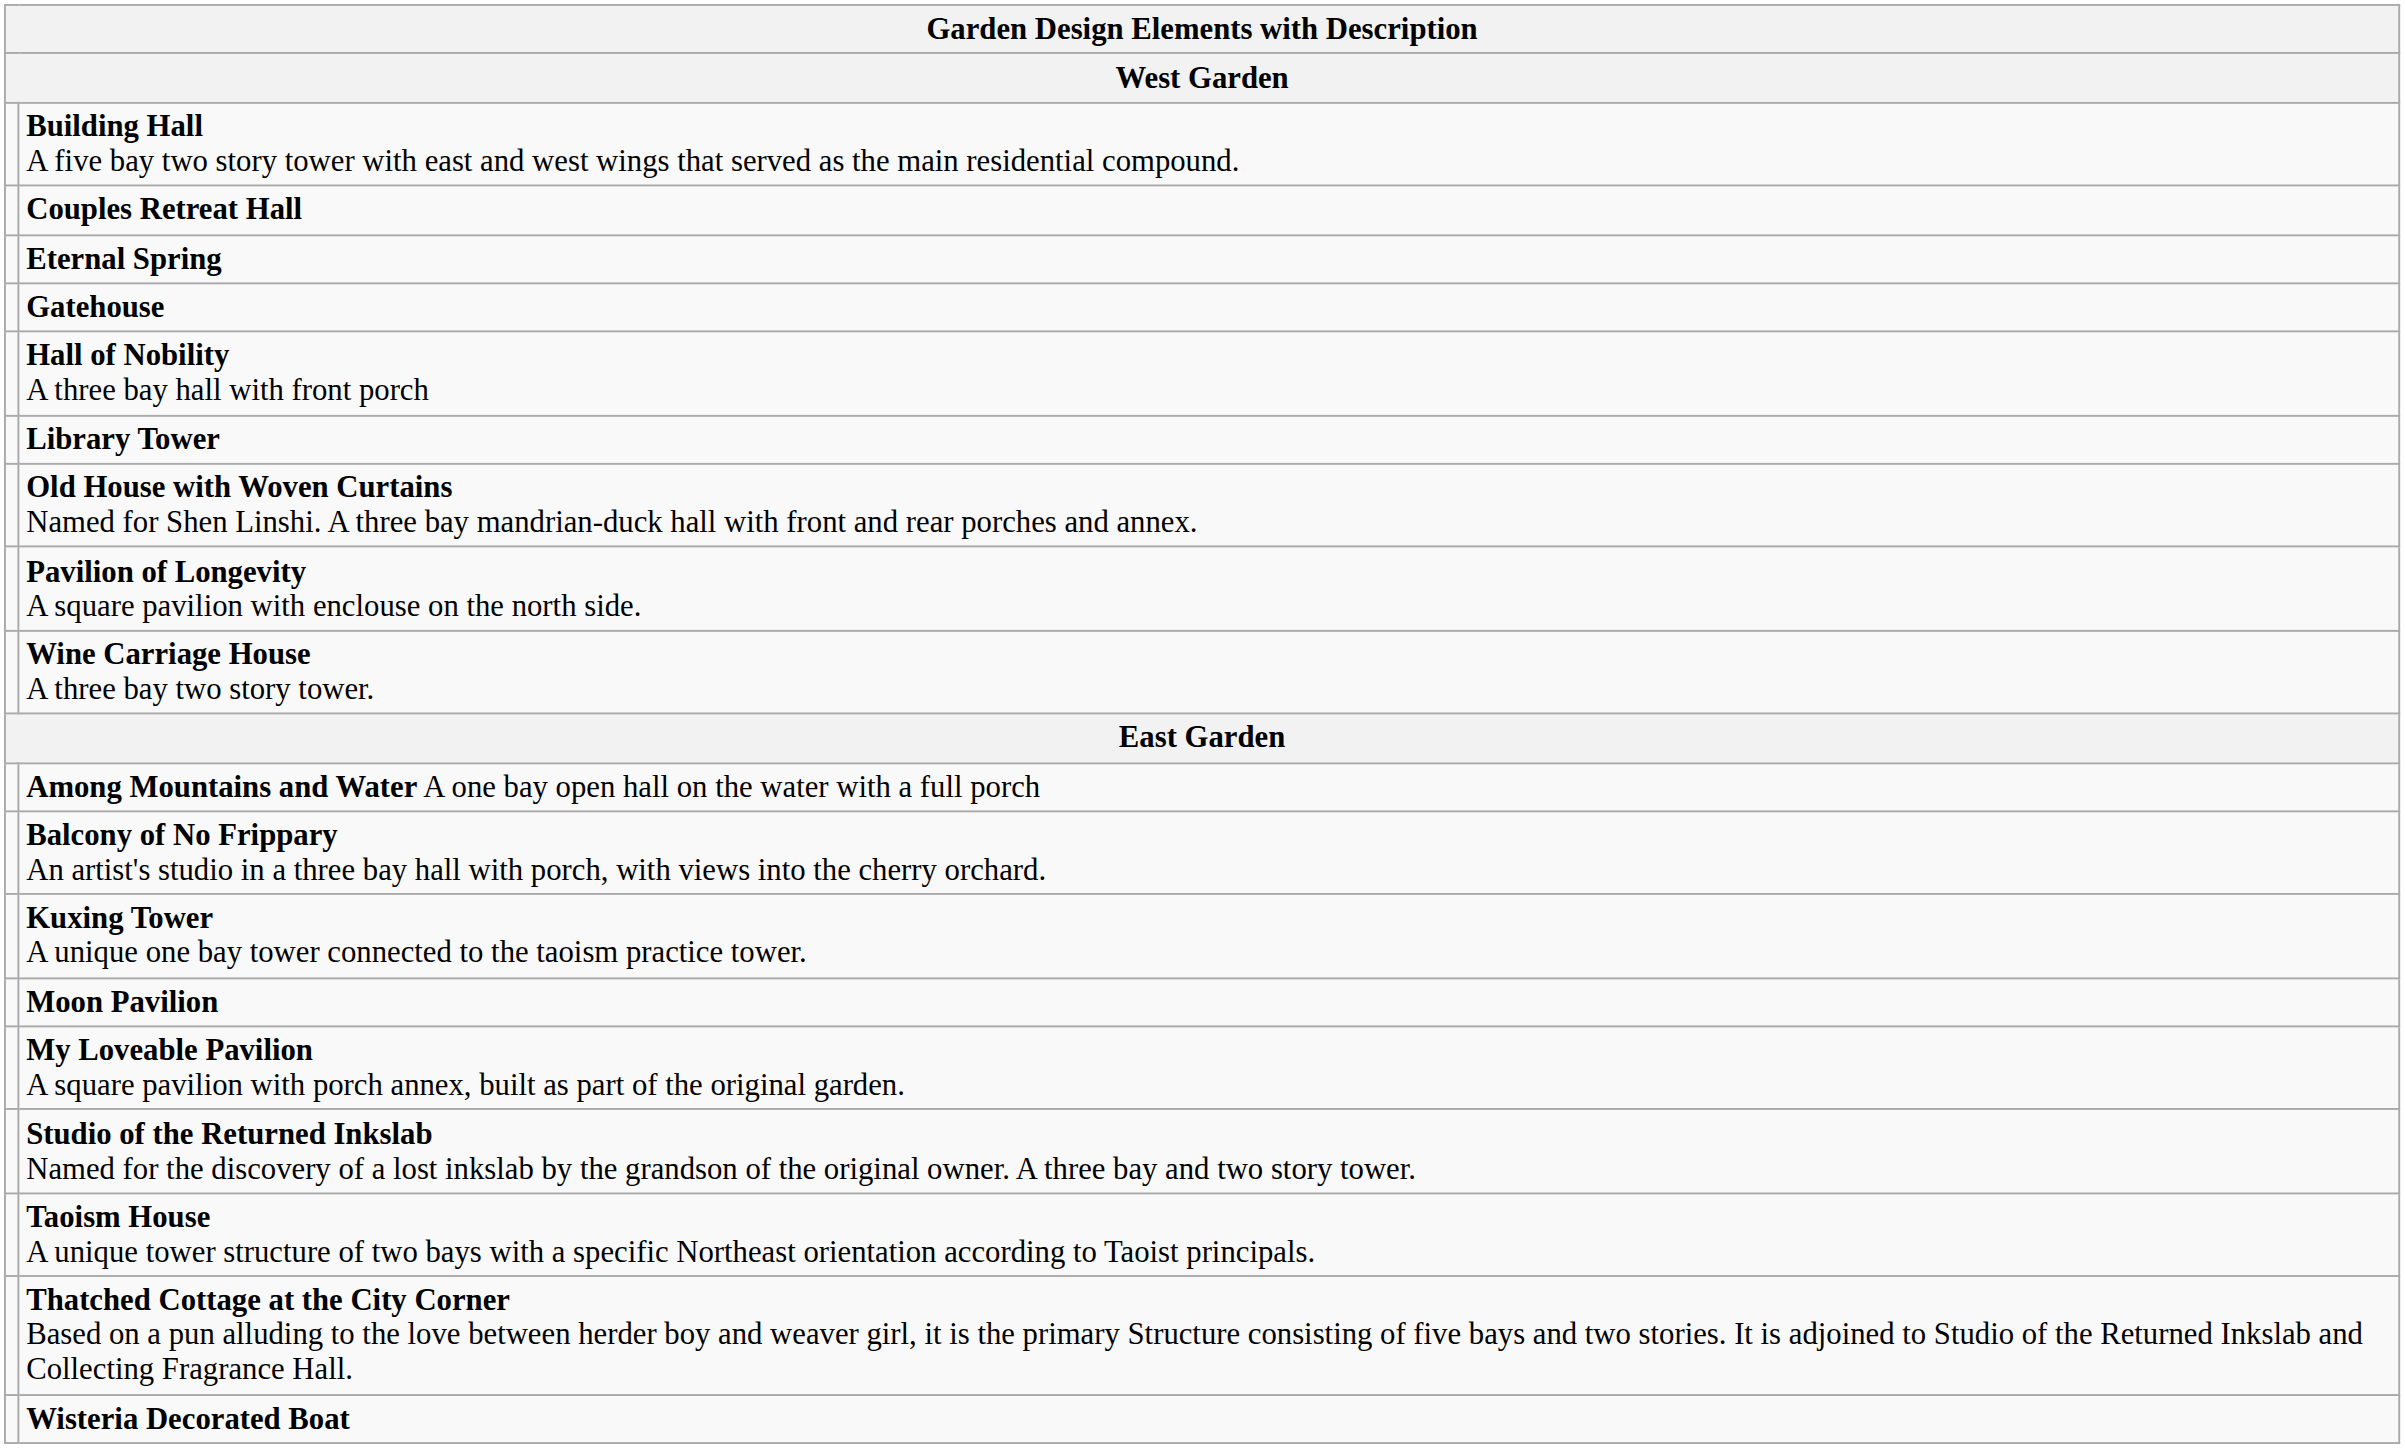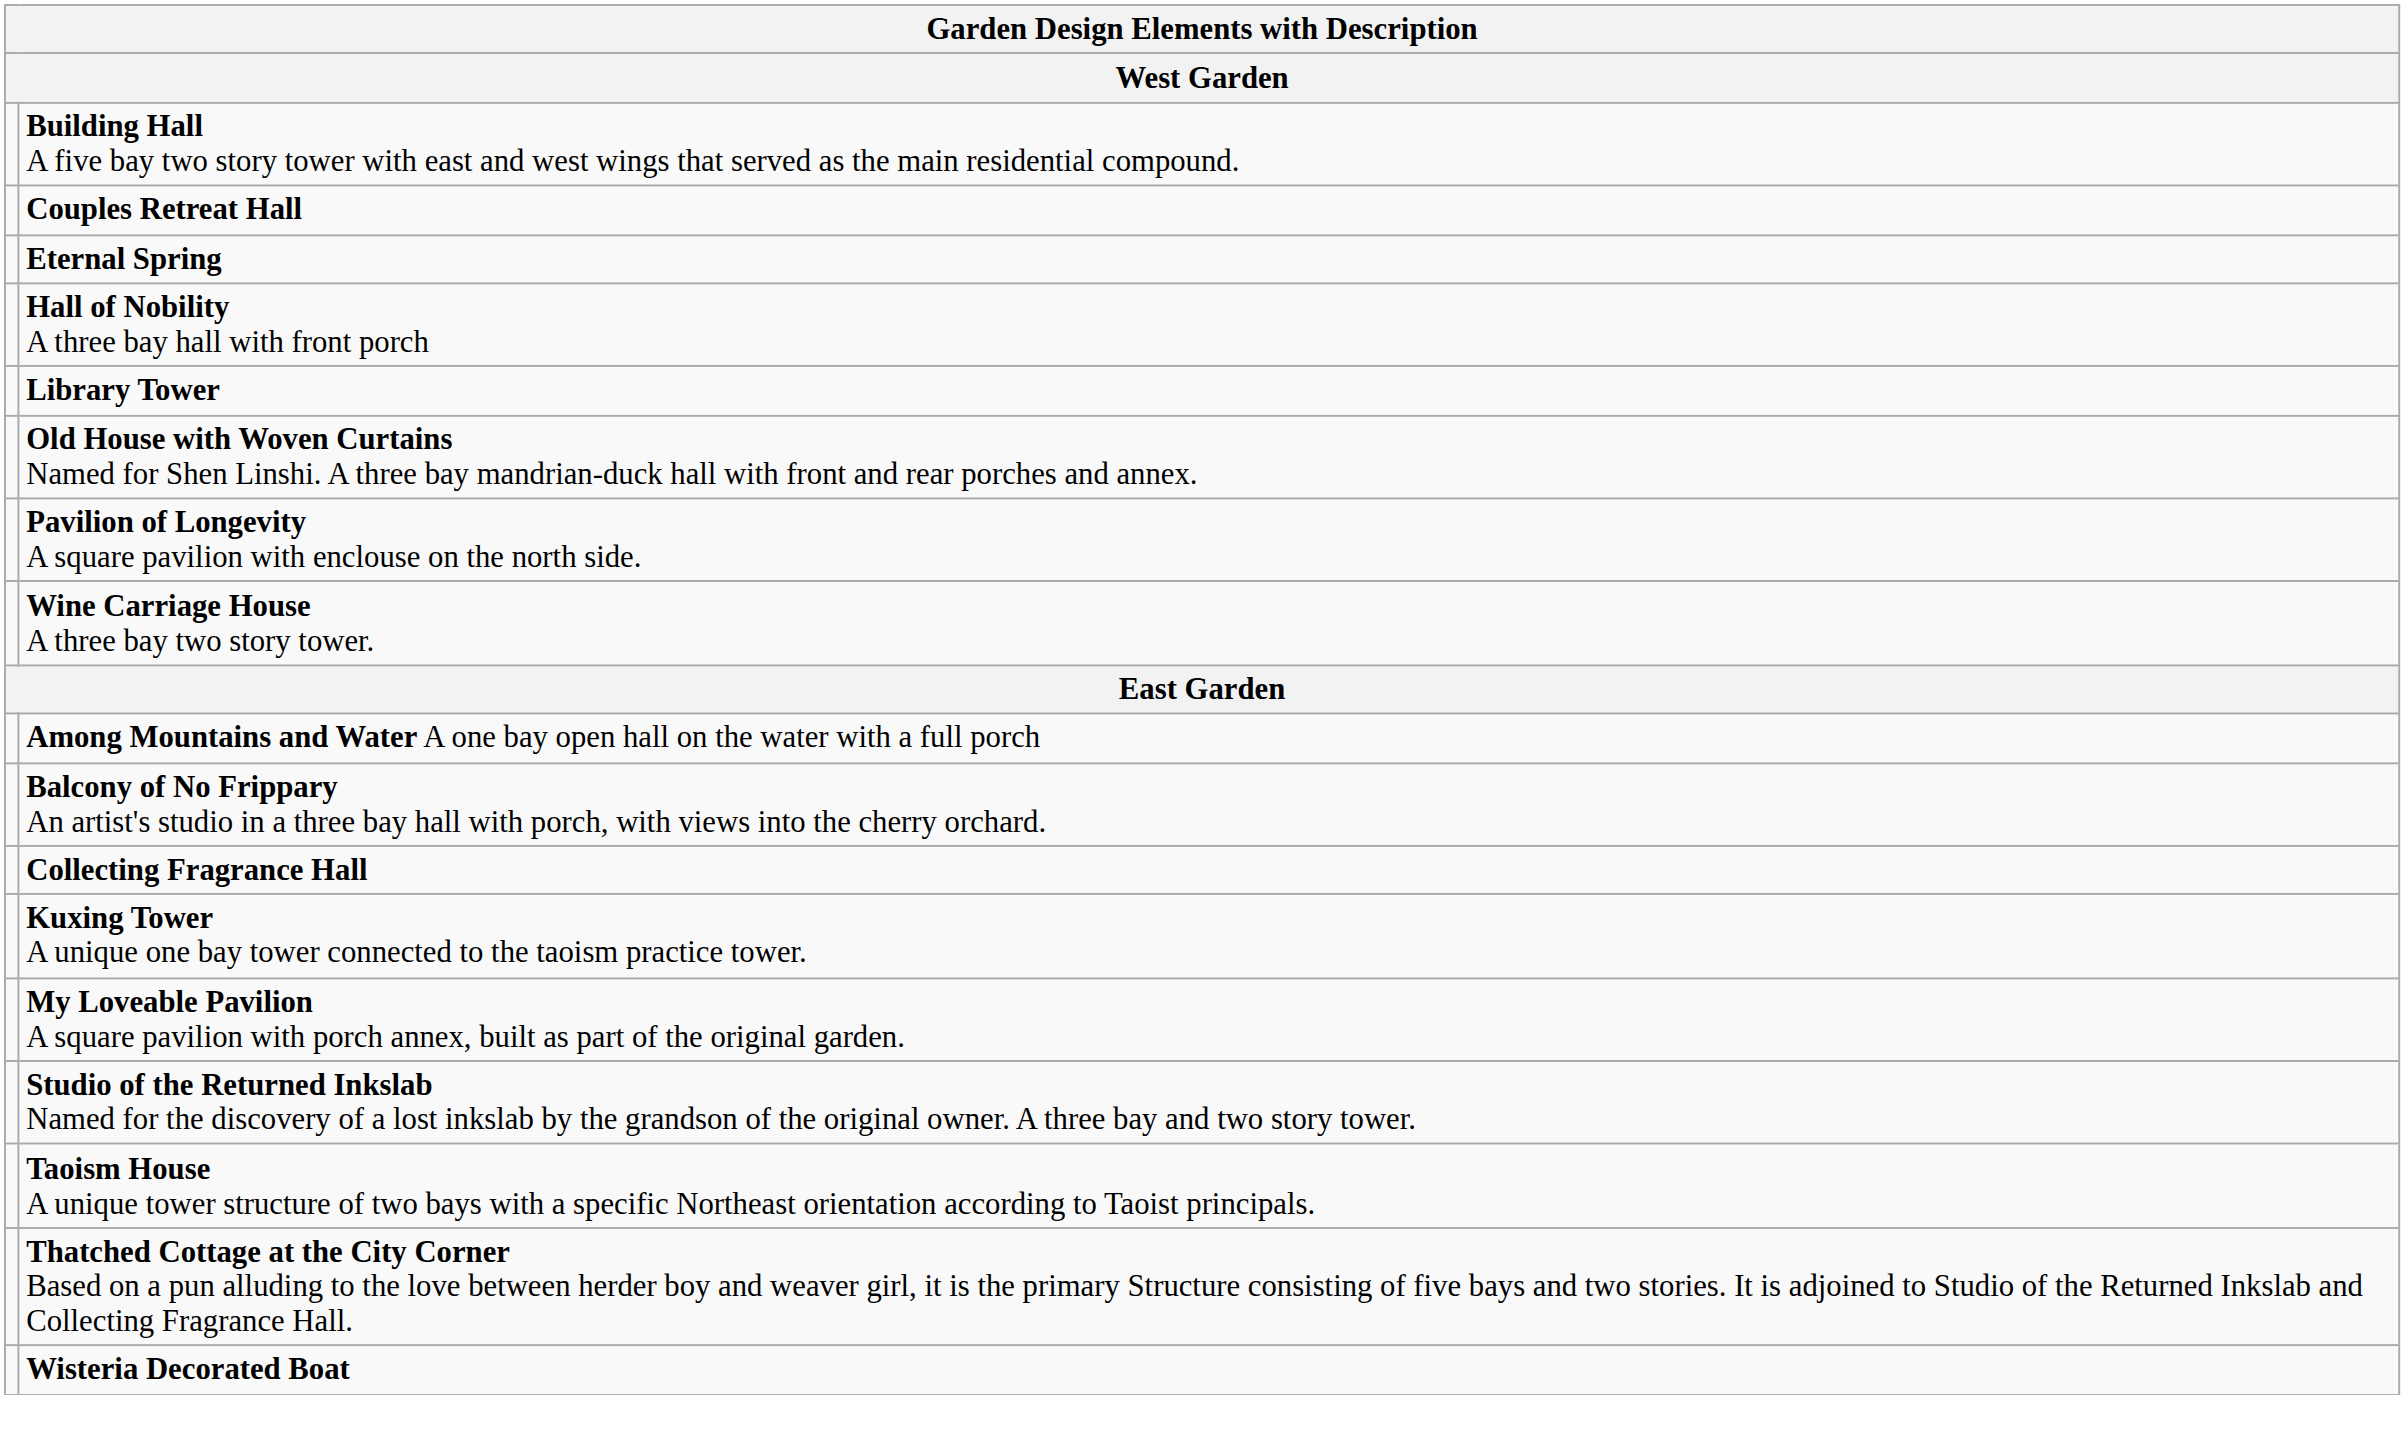- row: (95, 307)
+ row: (197, 869)
- row: (122, 1001)
